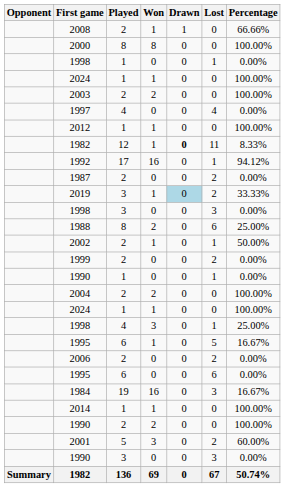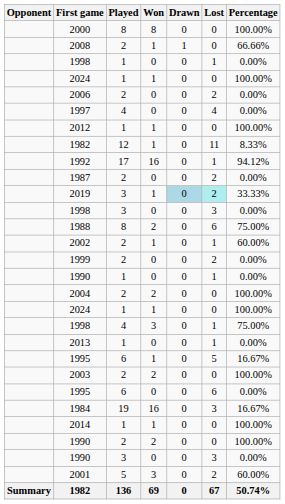rows swapped: (80, 45) <-> (80, 29)
rows swapped: (80, 95) <-> (80, 359)
(184, 144) bold -> (184, 144) normal
(214, 194) no background -> (214, 194) paleturquoise background
(253, 227) 25.00% -> (253, 227) 75.00%
(253, 243) 50.00% -> (253, 243) 60.00%
(253, 326) 25.00% -> (253, 326) 75.00%
+ row: (80, 342)
rows swapped: (80, 458) <-> (80, 441)
